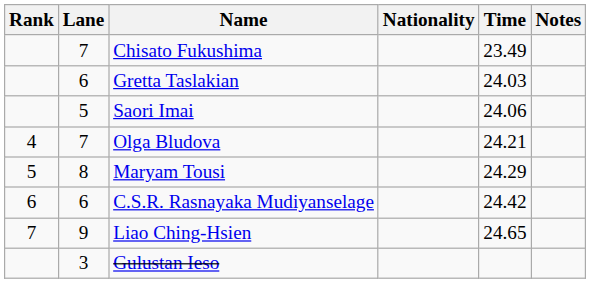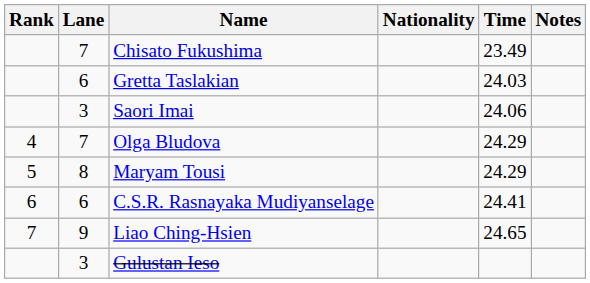(84, 111) 5 -> (84, 111) 3
(505, 141) 24.21 -> (505, 141) 24.29
(505, 202) 24.42 -> (505, 202) 24.41
